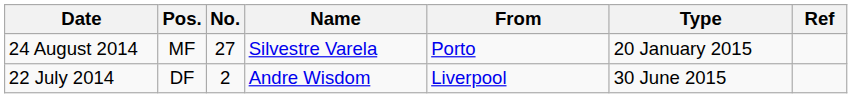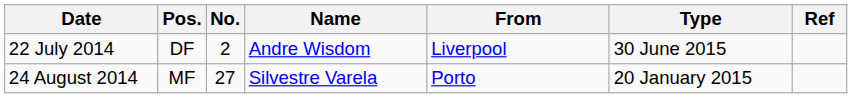rows swapped: (61, 78) <-> (73, 48)
